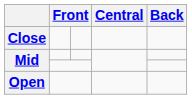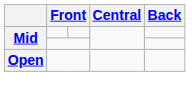- row: (27, 37)
